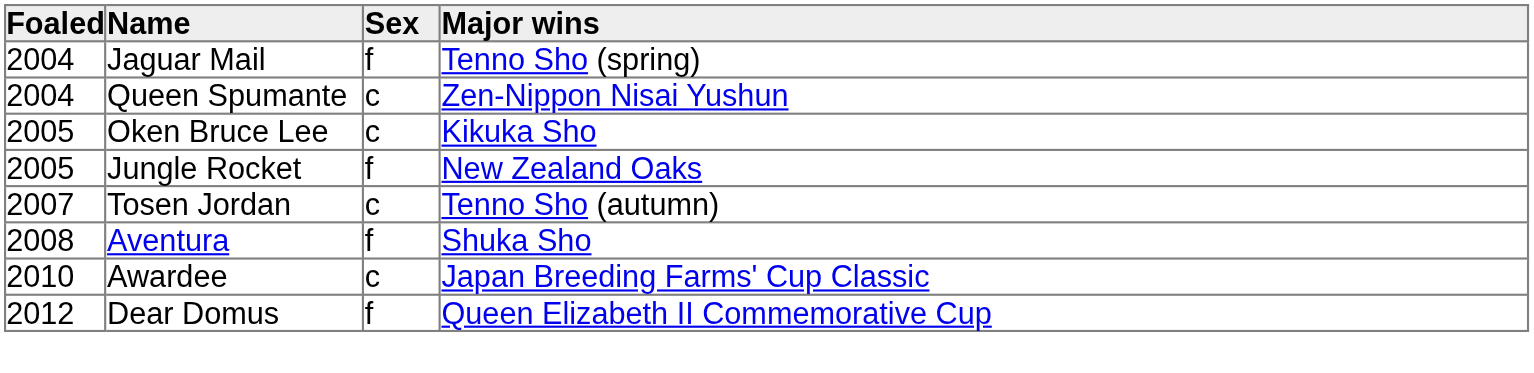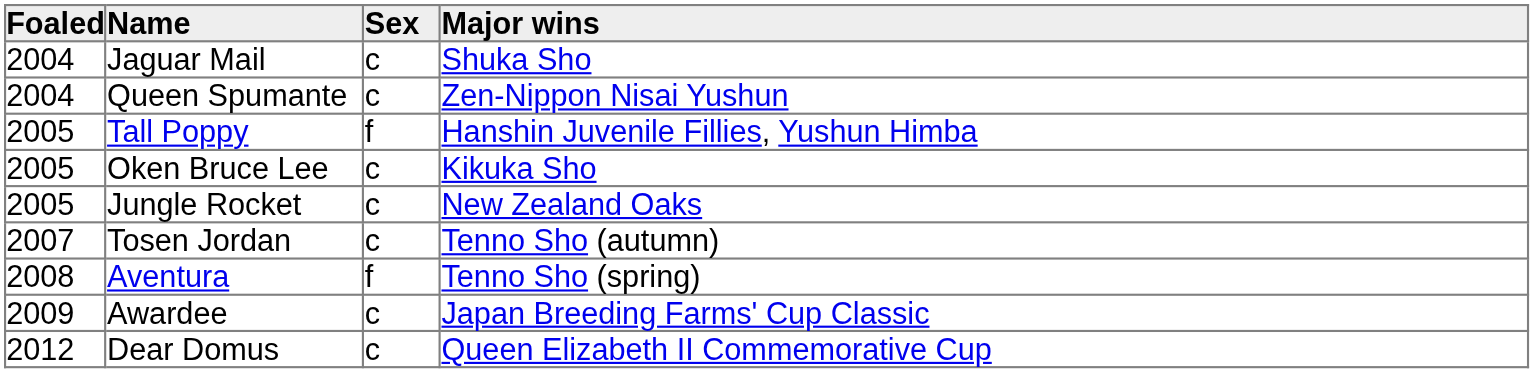(369, 59) f -> (372, 59) c
(571, 59) Tenno Sho (spring) -> (516, 59) Shuka Sho
+ row: (178, 132)
(369, 168) f -> (372, 204) c
(516, 240) Shuka Sho -> (571, 277) Tenno Sho (spring)
(40, 277) 2010 -> (40, 313) 2009
(369, 313) f -> (372, 349) c
